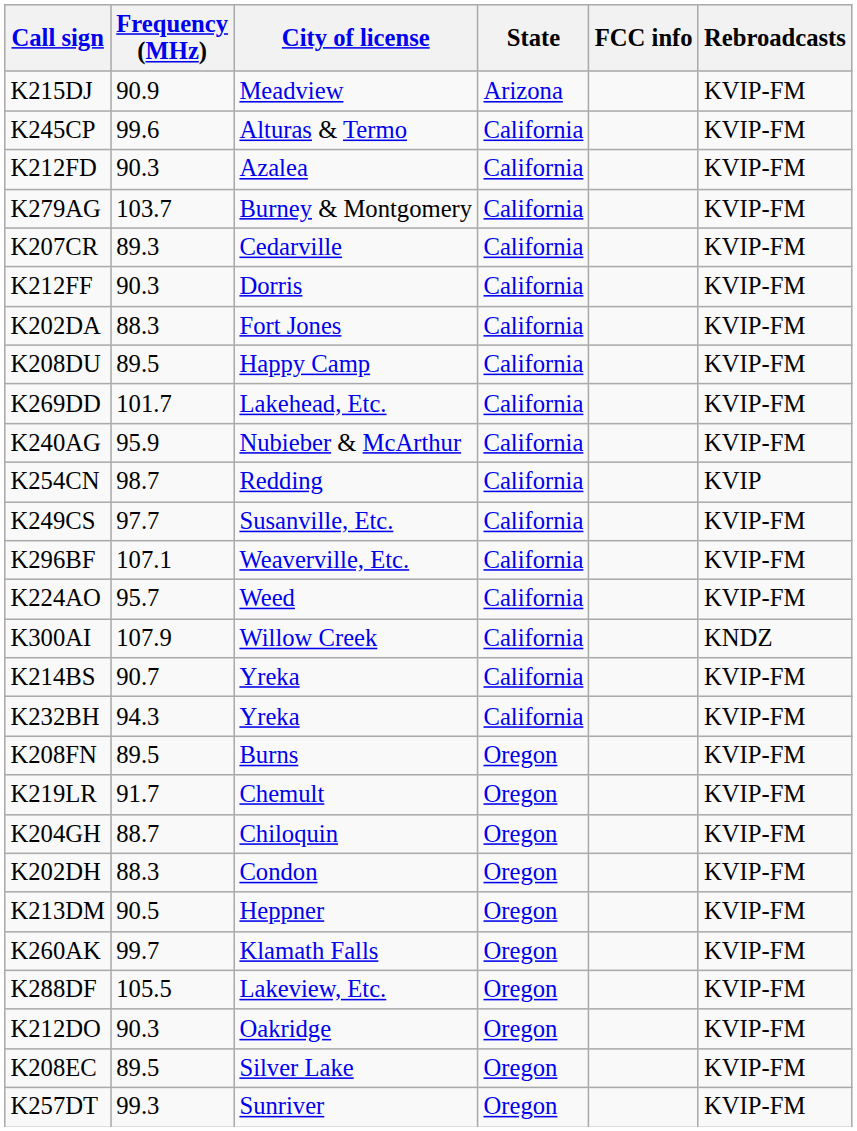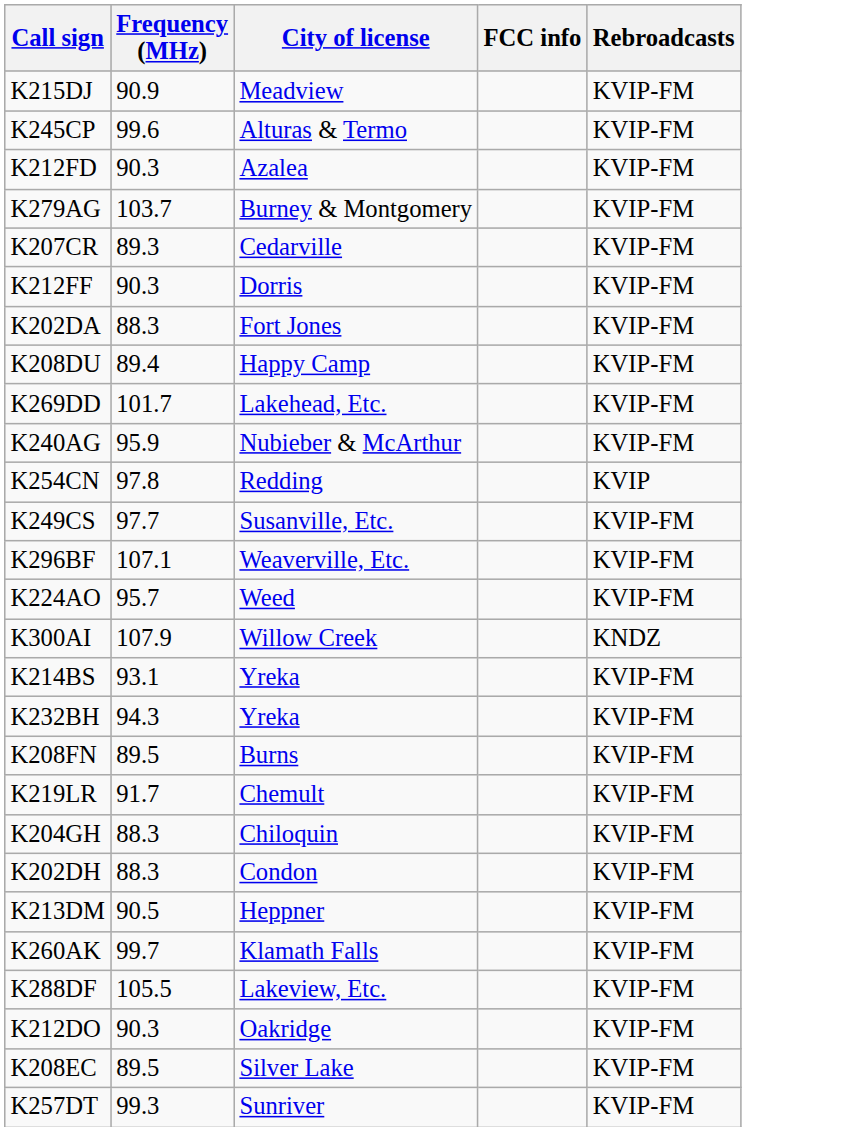- column: (533, 37)
(138, 364) 89.5 -> (138, 364) 89.4
(138, 481) 98.7 -> (138, 481) 97.8
(138, 676) 90.7 -> (138, 676) 93.1
(138, 833) 88.7 -> (138, 833) 88.3
